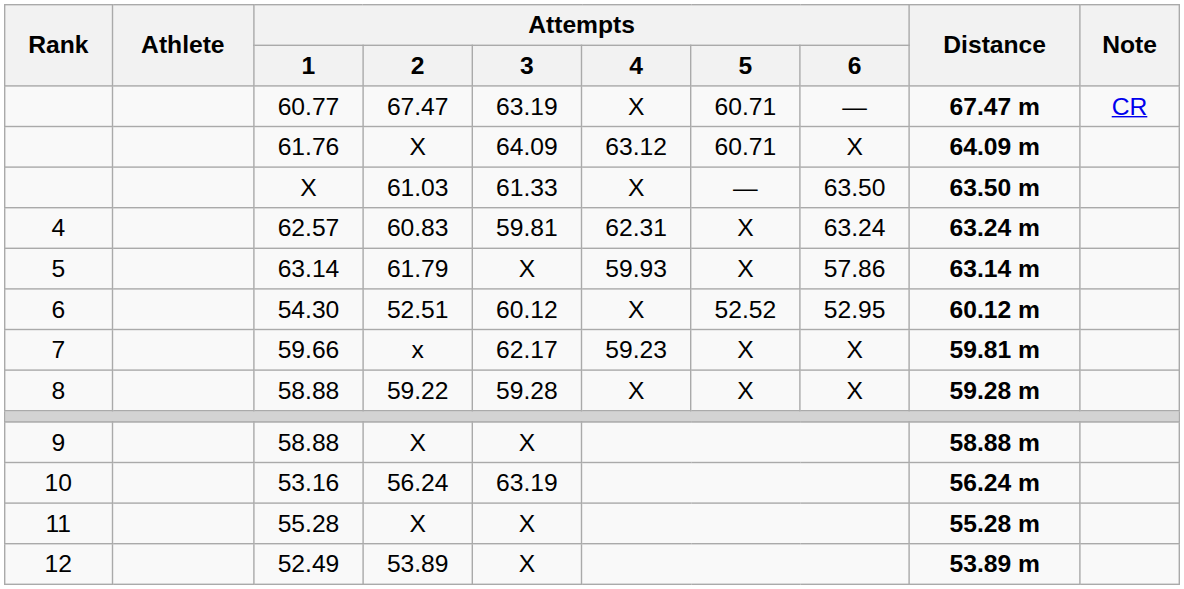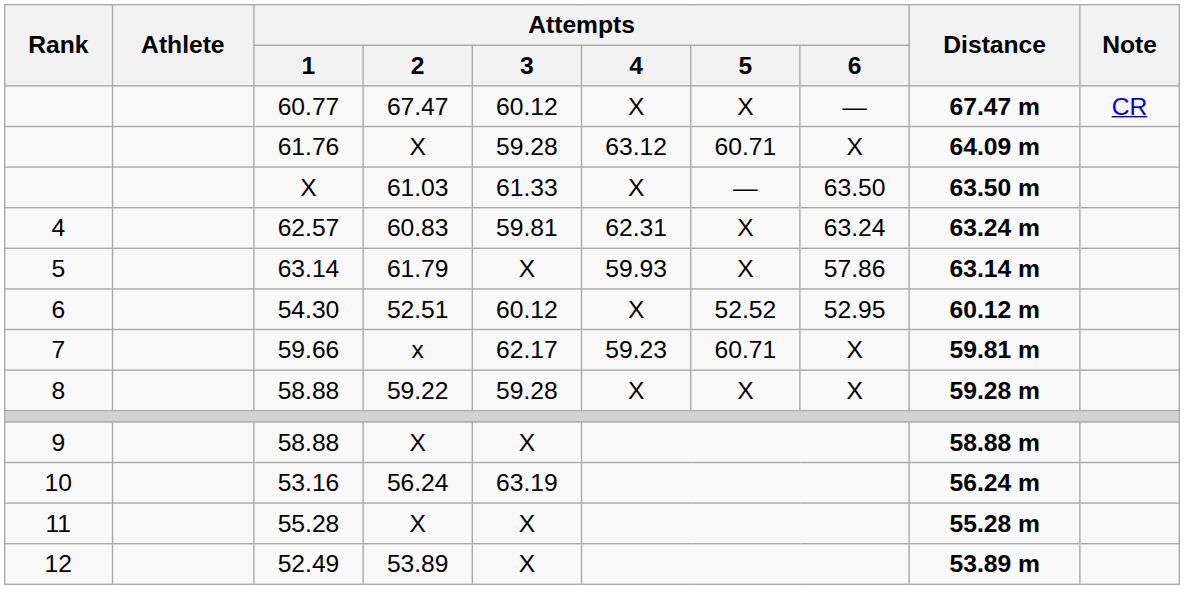(527, 105) 63.19 -> (527, 105) 60.12
(745, 105) 60.71 -> (745, 105) X
(527, 146) 64.09 -> (527, 146) 59.28
(745, 349) X -> (745, 349) 60.71
